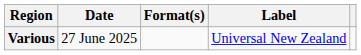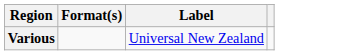- column: (99, 15)
